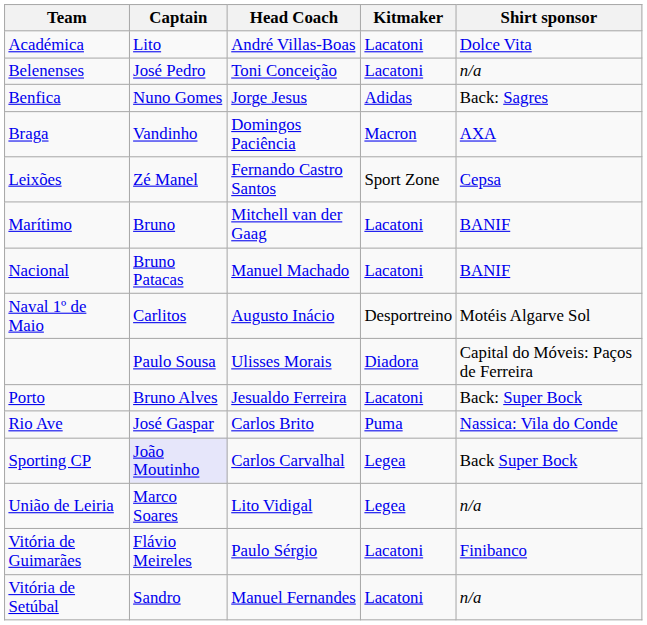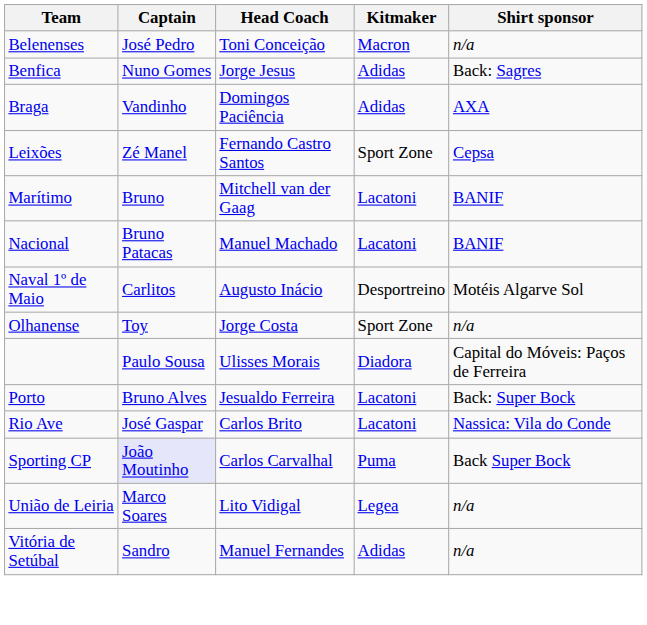- row: (46, 44)
(394, 71) Lacatoni -> (384, 44) Macron
(391, 133) Macron -> (381, 107) Adidas
+ row: (44, 325)
(384, 424) Puma -> (387, 424) Lacatoni
(385, 460) Legea -> (377, 460) Puma
- row: (45, 551)
(394, 597) Lacatoni -> (381, 551) Adidas
